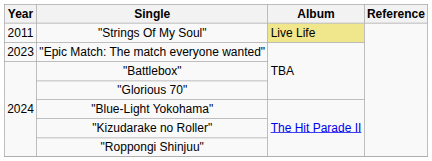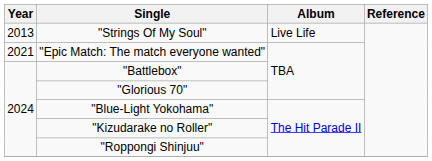(20, 33) 2011 -> (20, 33) 2013
(293, 33) khaki background -> (293, 33) no background
(20, 52) 2023 -> (20, 52) 2021
